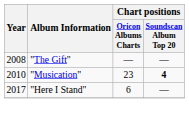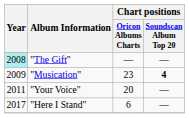(16, 59) no background -> (16, 59) paleturquoise background
(16, 75) 2010 -> (16, 75) 2009
+ row: (55, 90)
